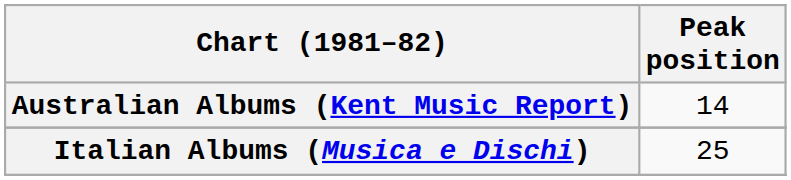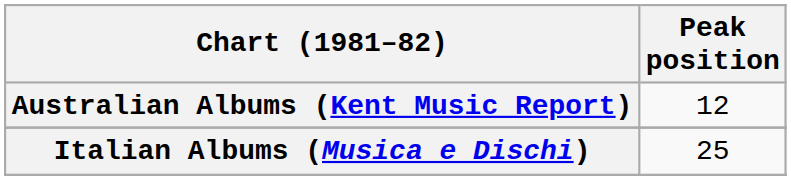(713, 106) 14 -> (713, 106) 12
